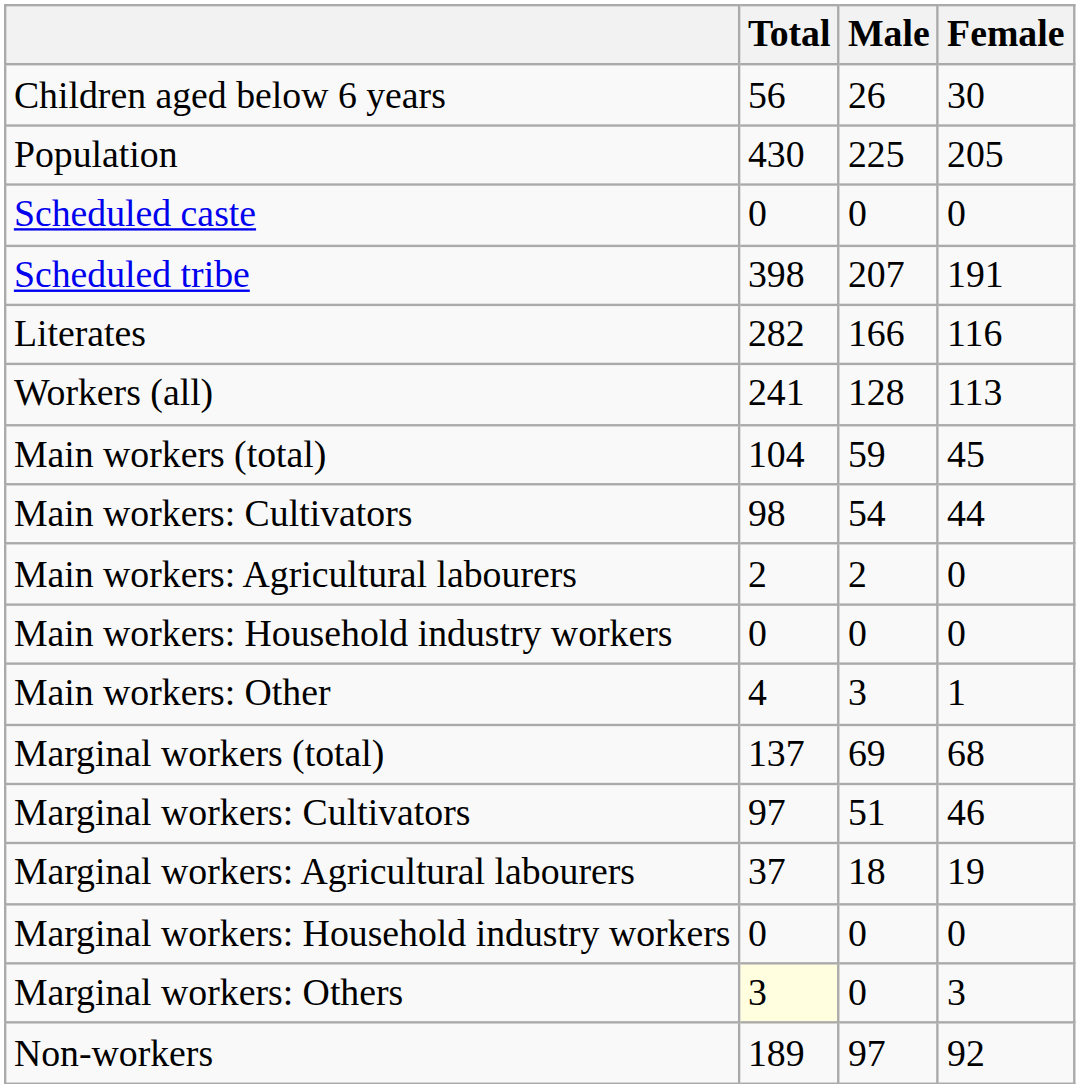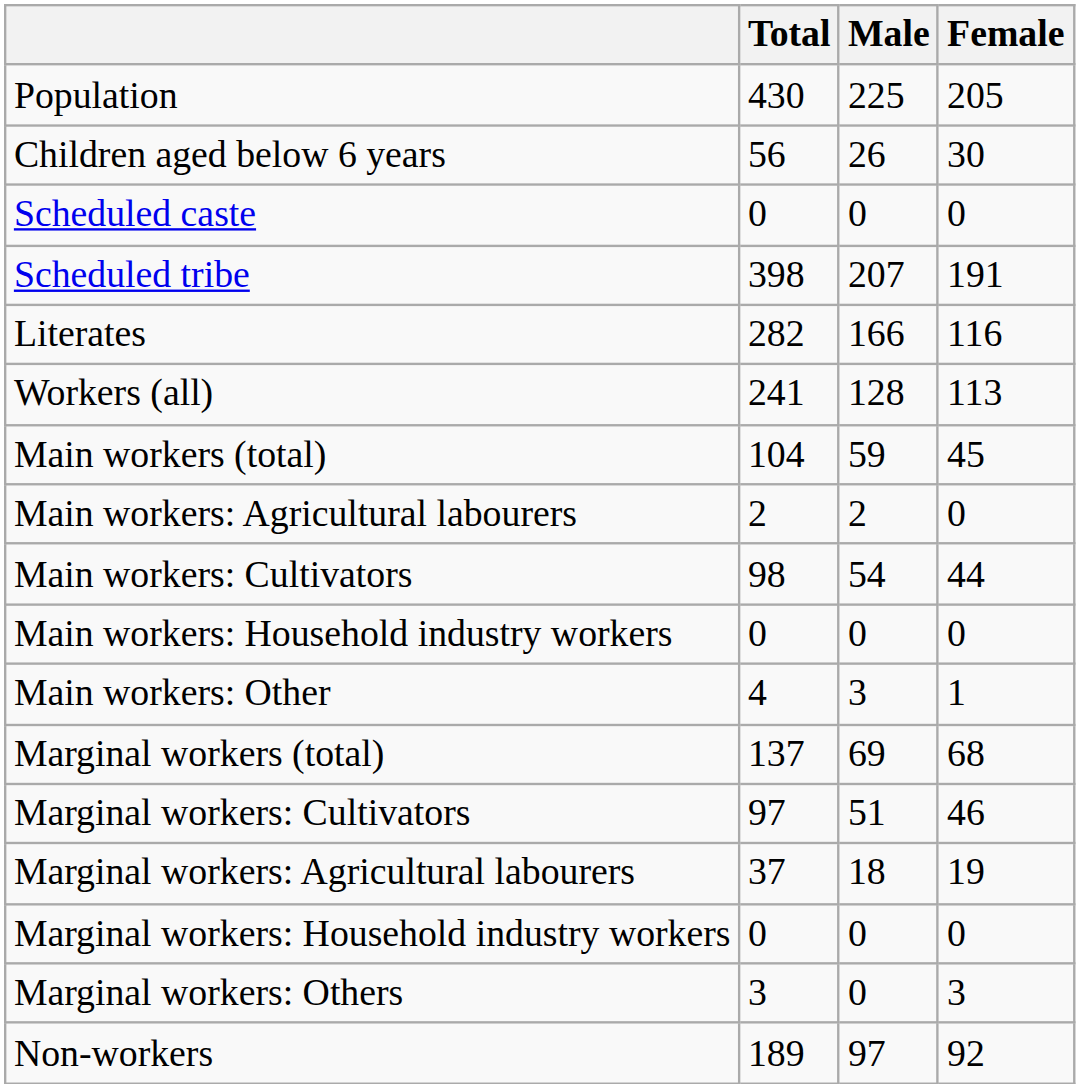rows swapped: (96, 154) <-> (230, 94)
rows swapped: (213, 513) <-> (295, 573)
(757, 992) lightyellow background -> (757, 992) no background
